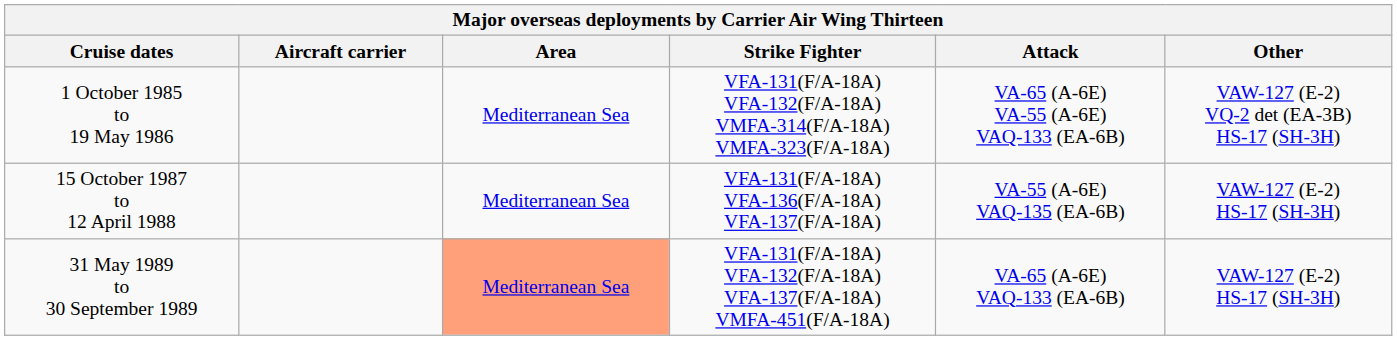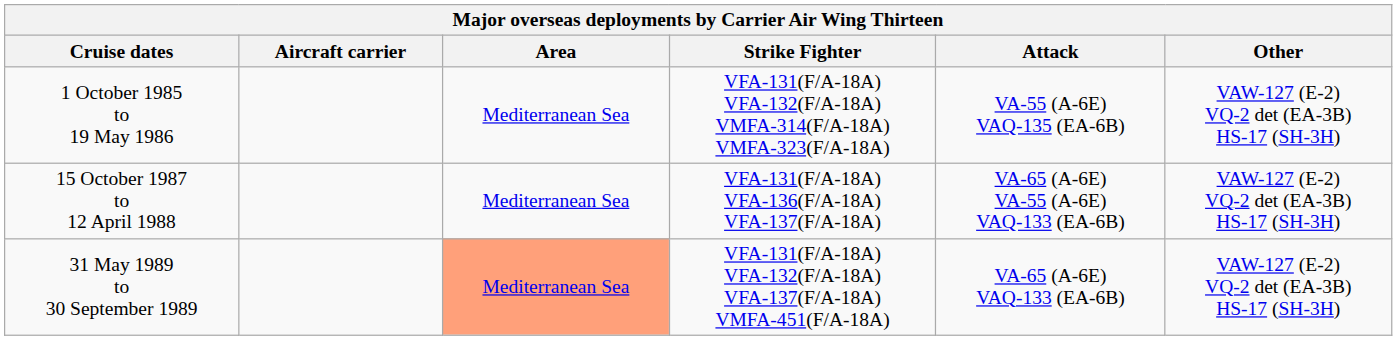(1051, 114) VA-65 (A-6E) VA-55 (A-6E) VAQ-133 (EA-6B) -> (1051, 114) VA-55 (A-6E) VAQ-135 (EA-6B)
(1051, 200) VA-55 (A-6E) VAQ-135 (EA-6B) -> (1051, 200) VA-65 (A-6E) VA-55 (A-6E) VAQ-133 (EA-6B)
(1278, 200) VAW-127 (E-2) HS-17 (SH-3H) -> (1278, 200) VAW-127 (E-2) VQ-2 det (EA-3B) HS-17 (SH-3H)
(1278, 286) VAW-127 (E-2) HS-17 (SH-3H) -> (1278, 286) VAW-127 (E-2) VQ-2 det (EA-3B) HS-17 (SH-3H)
